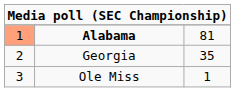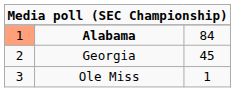(207, 35) 81 -> (207, 35) 84
(207, 56) 35 -> (207, 56) 45
